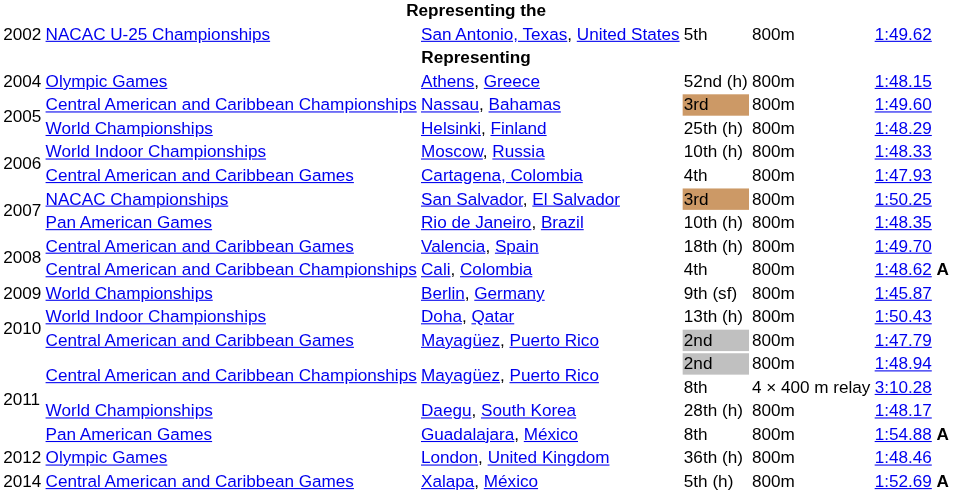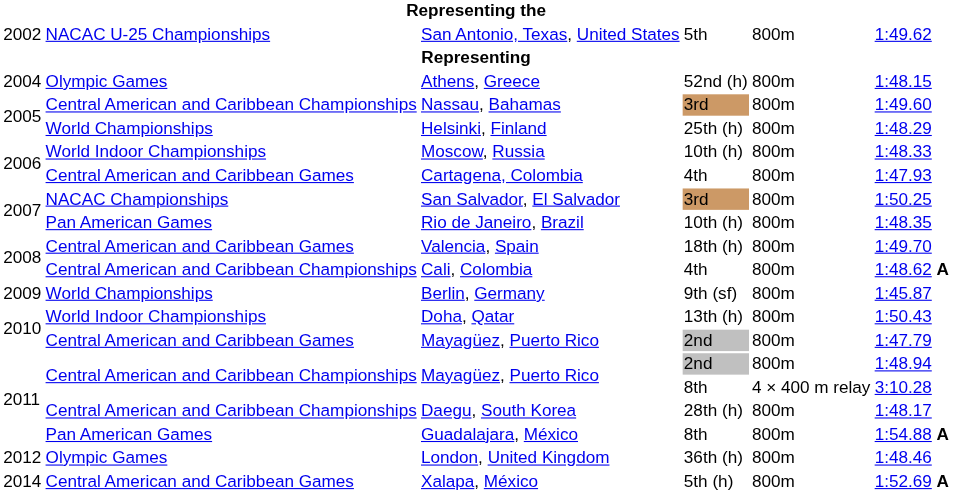(129, 410) World Championships -> (231, 410) Central American and Caribbean Championships
